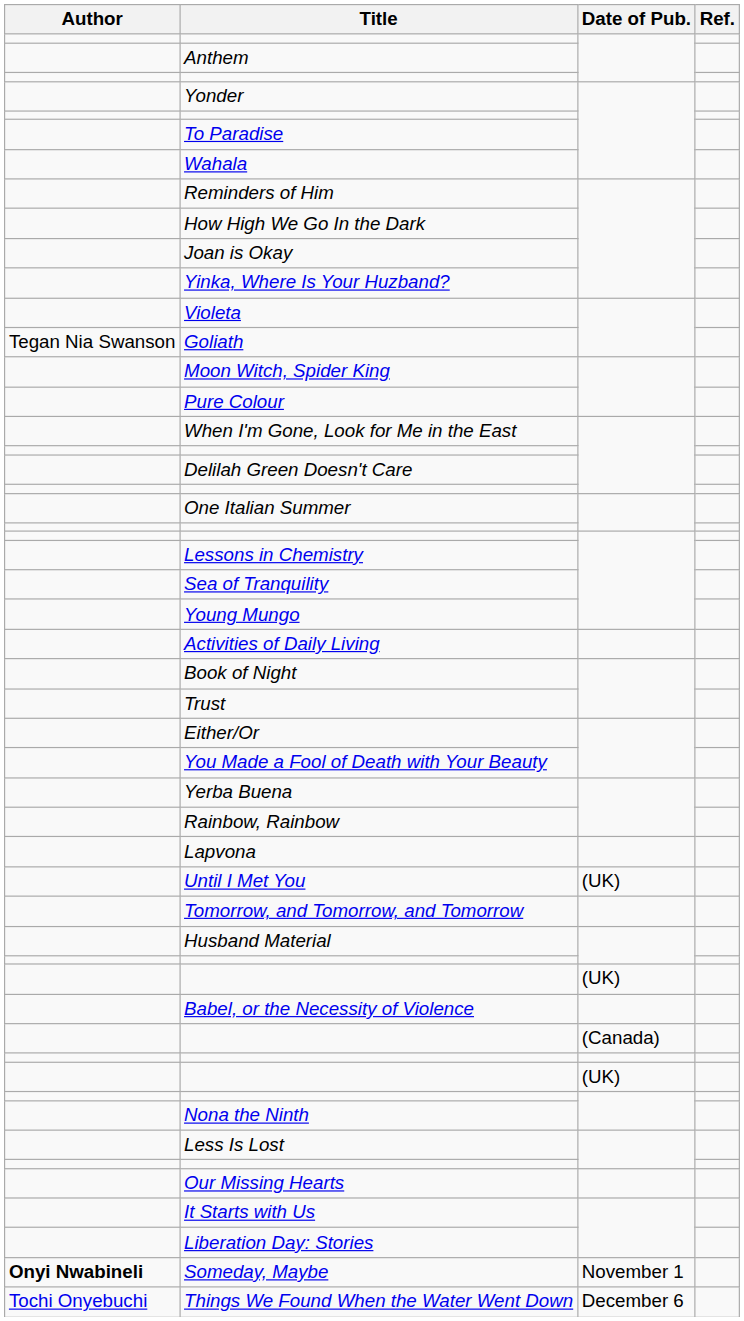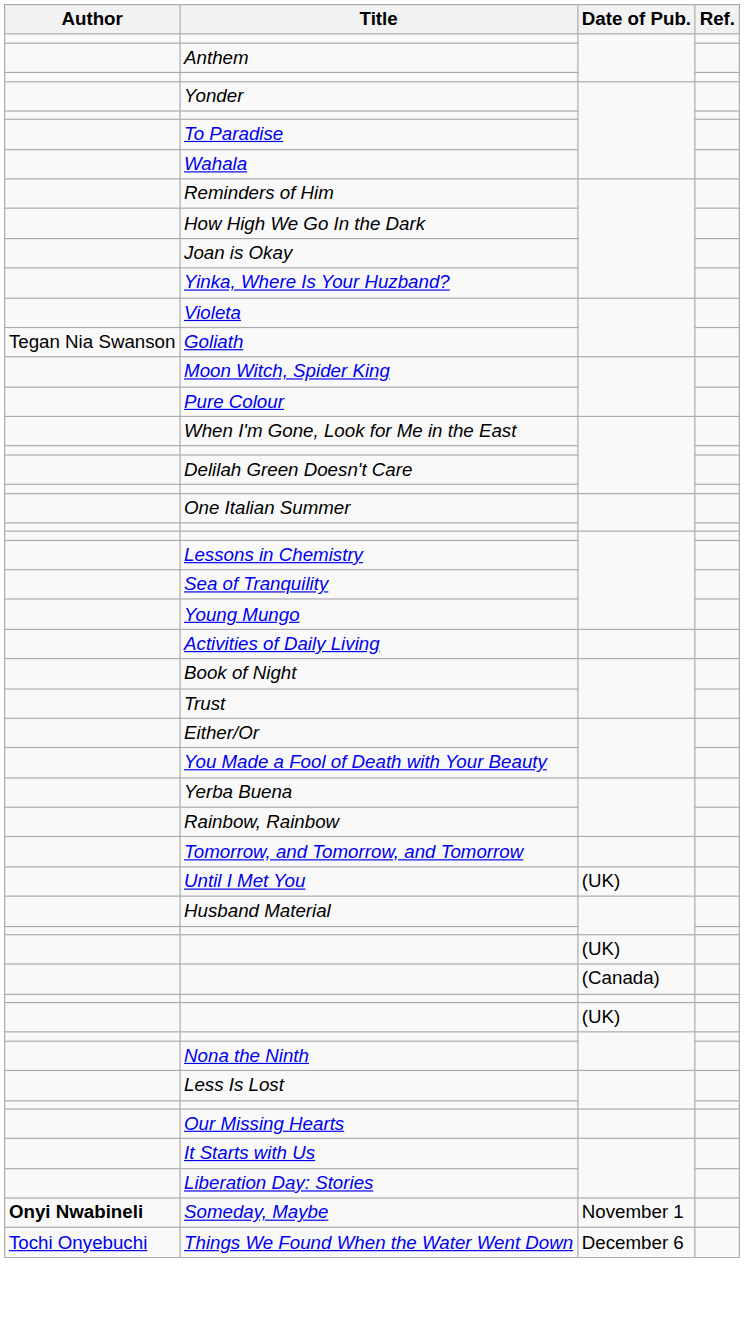- row: (220, 851)
rows swapped: (354, 911) <-> (245, 881)
- row: (329, 1008)
